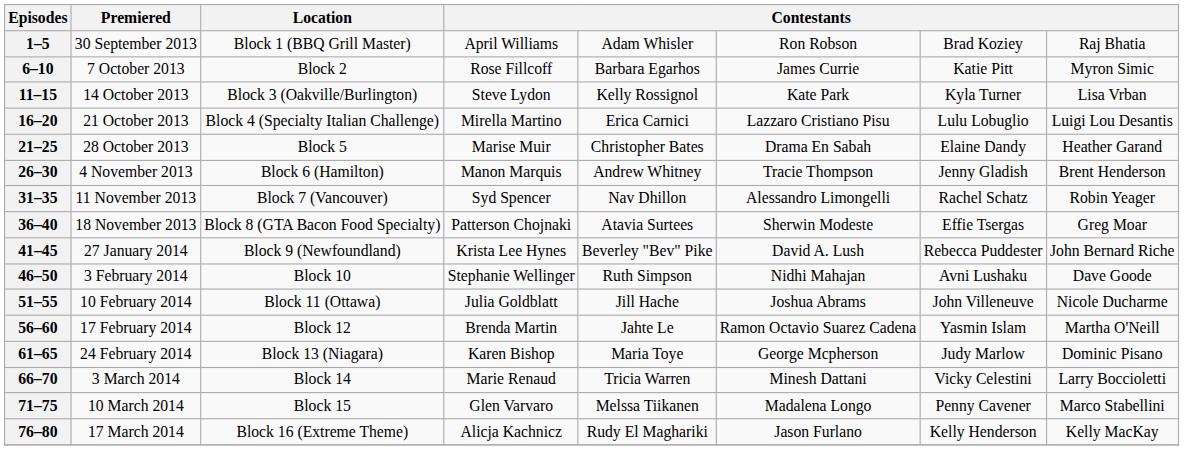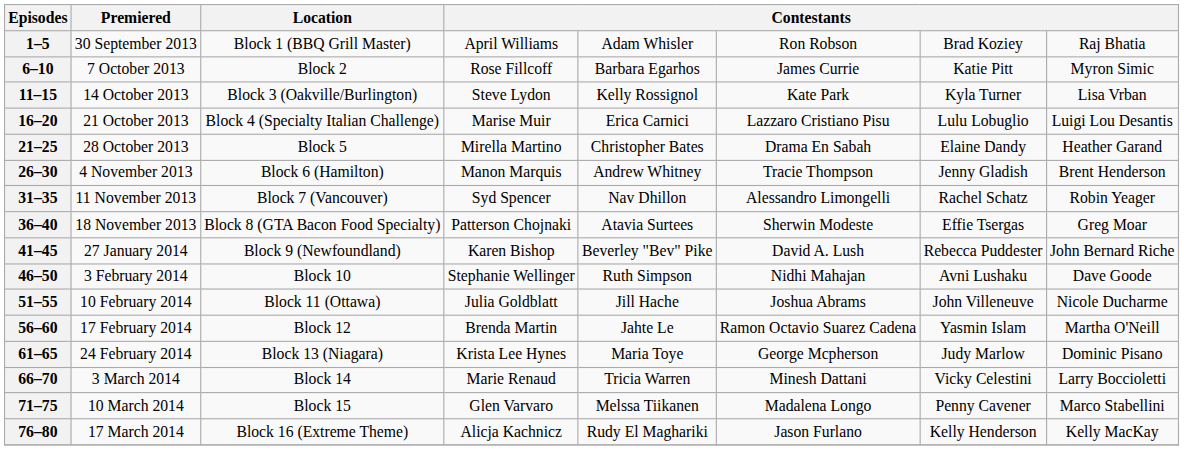(511, 121) Mirella Martino -> (511, 121) Marise Muir
(511, 147) Marise Muir -> (511, 147) Mirella Martino
(511, 250) Krista Lee Hynes -> (511, 250) Karen Bishop
(511, 354) Karen Bishop -> (511, 354) Krista Lee Hynes
